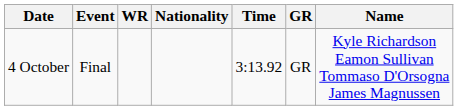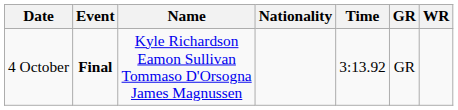columns swapped: (384, 16) <-> (135, 16)
(95, 66) normal -> (95, 66) bold
